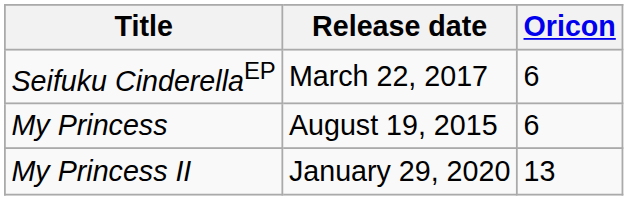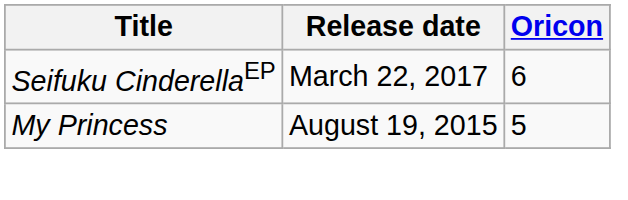(531, 125) 6 -> (519, 125) 5
- row: (101, 171)
